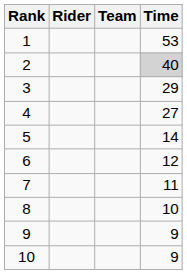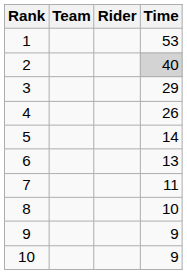columns swapped: (72, 16) <-> (117, 16)
(170, 112) 27 -> (170, 112) 26
(170, 161) 12 -> (170, 161) 13
